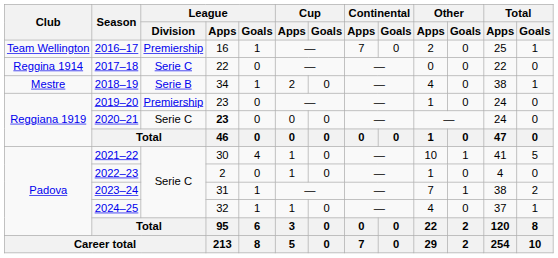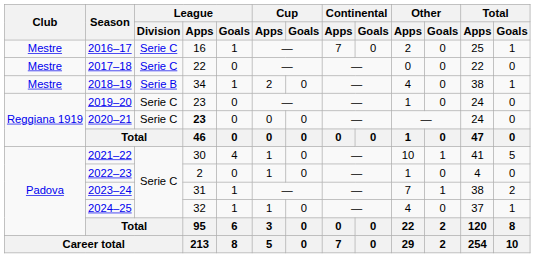(48, 48) Team Wellington -> (45, 48) Mestre
(173, 48) Premiership -> (159, 48) Serie C
(48, 66) Reggina 1914 -> (45, 66) Mestre
(173, 102) Premiership -> (159, 102) Serie C
